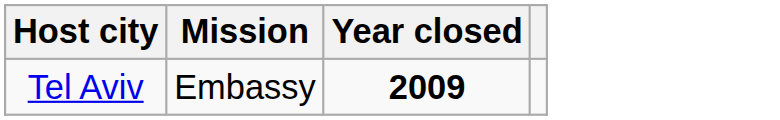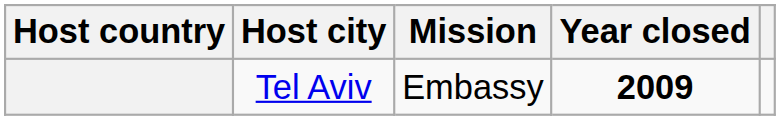+ column: (119, 31)
